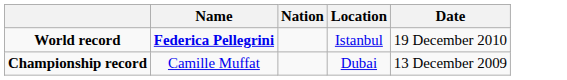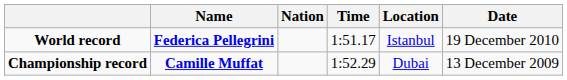+ column: (353, 16)
(214, 63) normal -> (214, 63) bold
